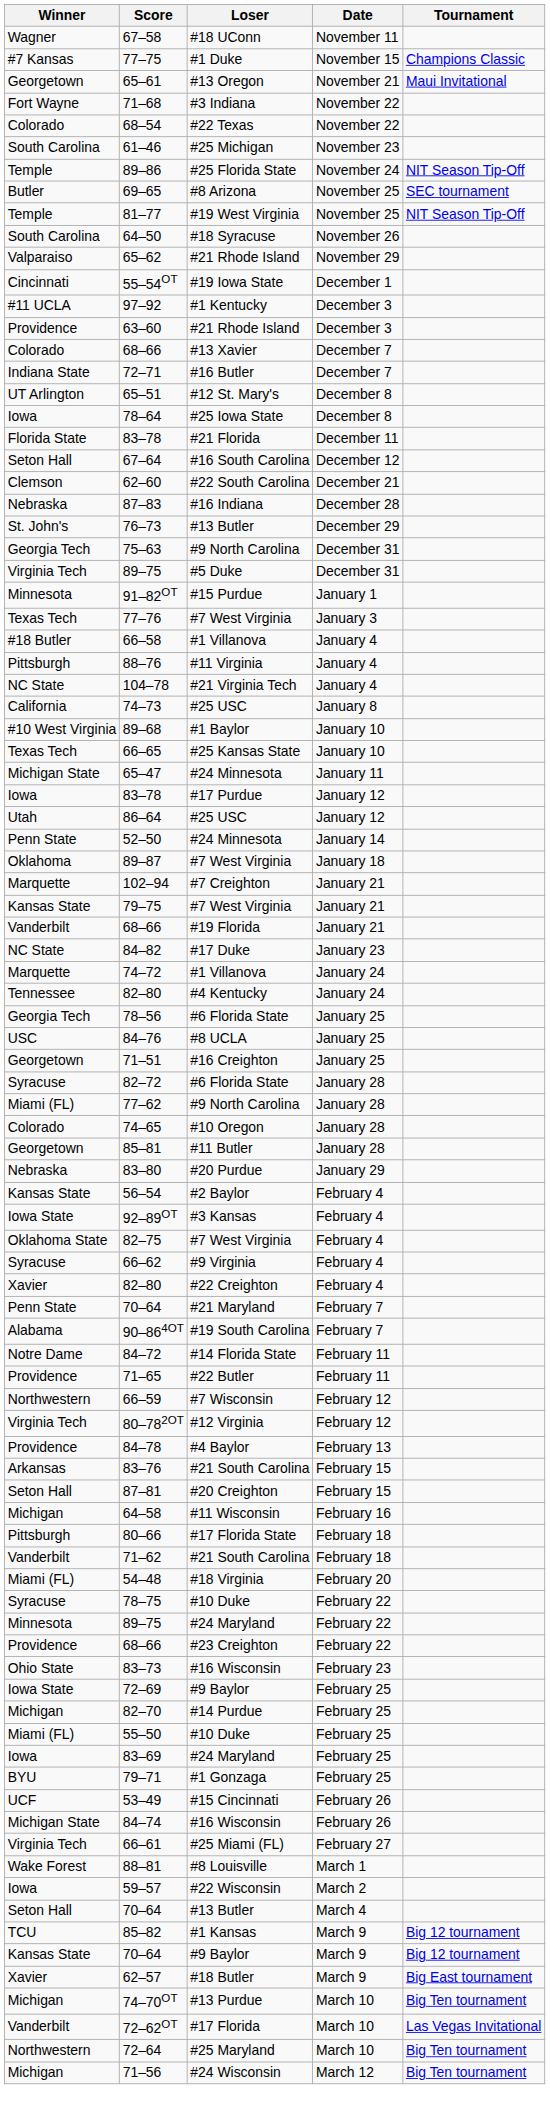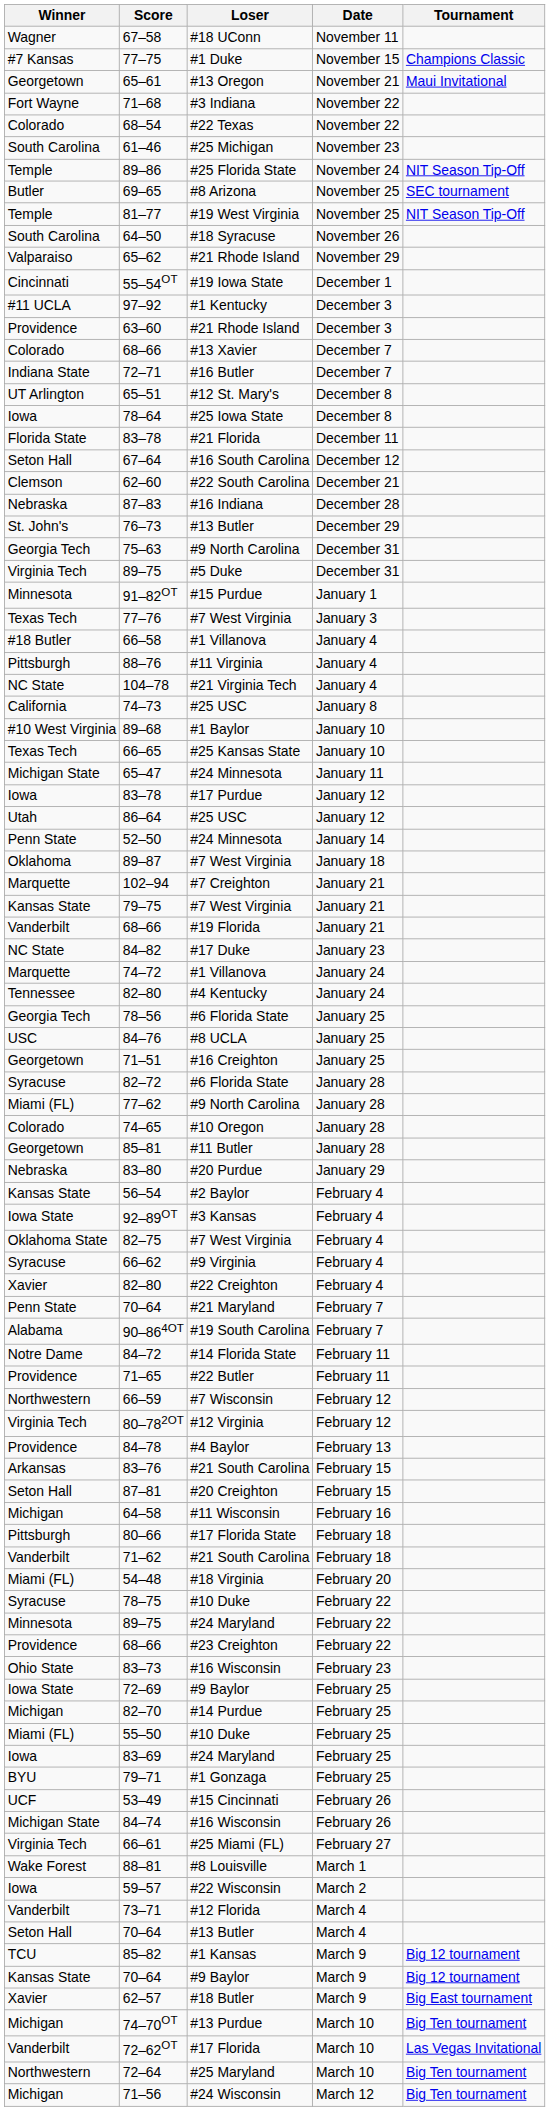+ row: (142, 1910)
